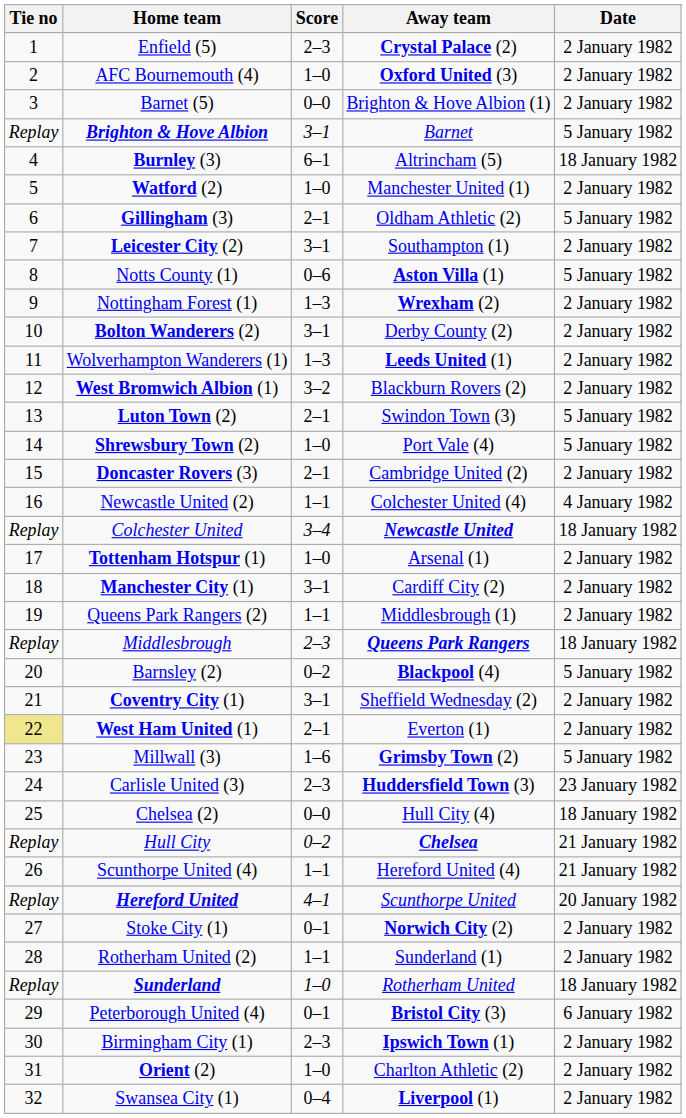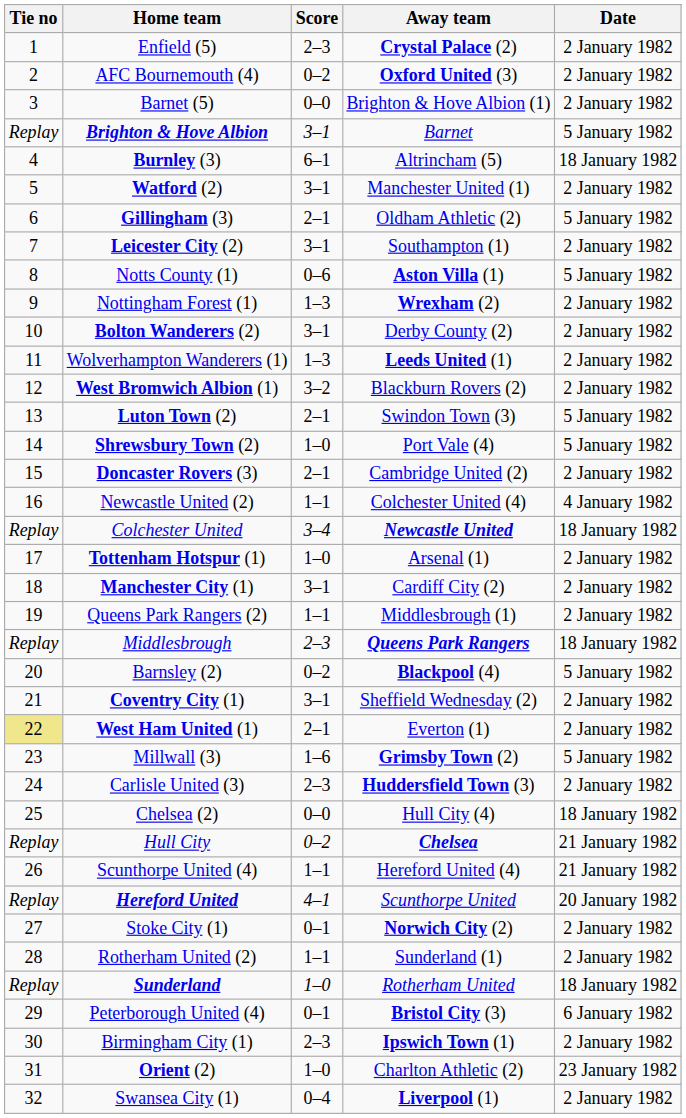(317, 75) 1–0 -> (317, 75) 0–2
(317, 189) 1–0 -> (317, 189) 3–1
(618, 786) 23 January 1982 -> (618, 786) 2 January 1982
(618, 1070) 2 January 1982 -> (618, 1070) 23 January 1982
